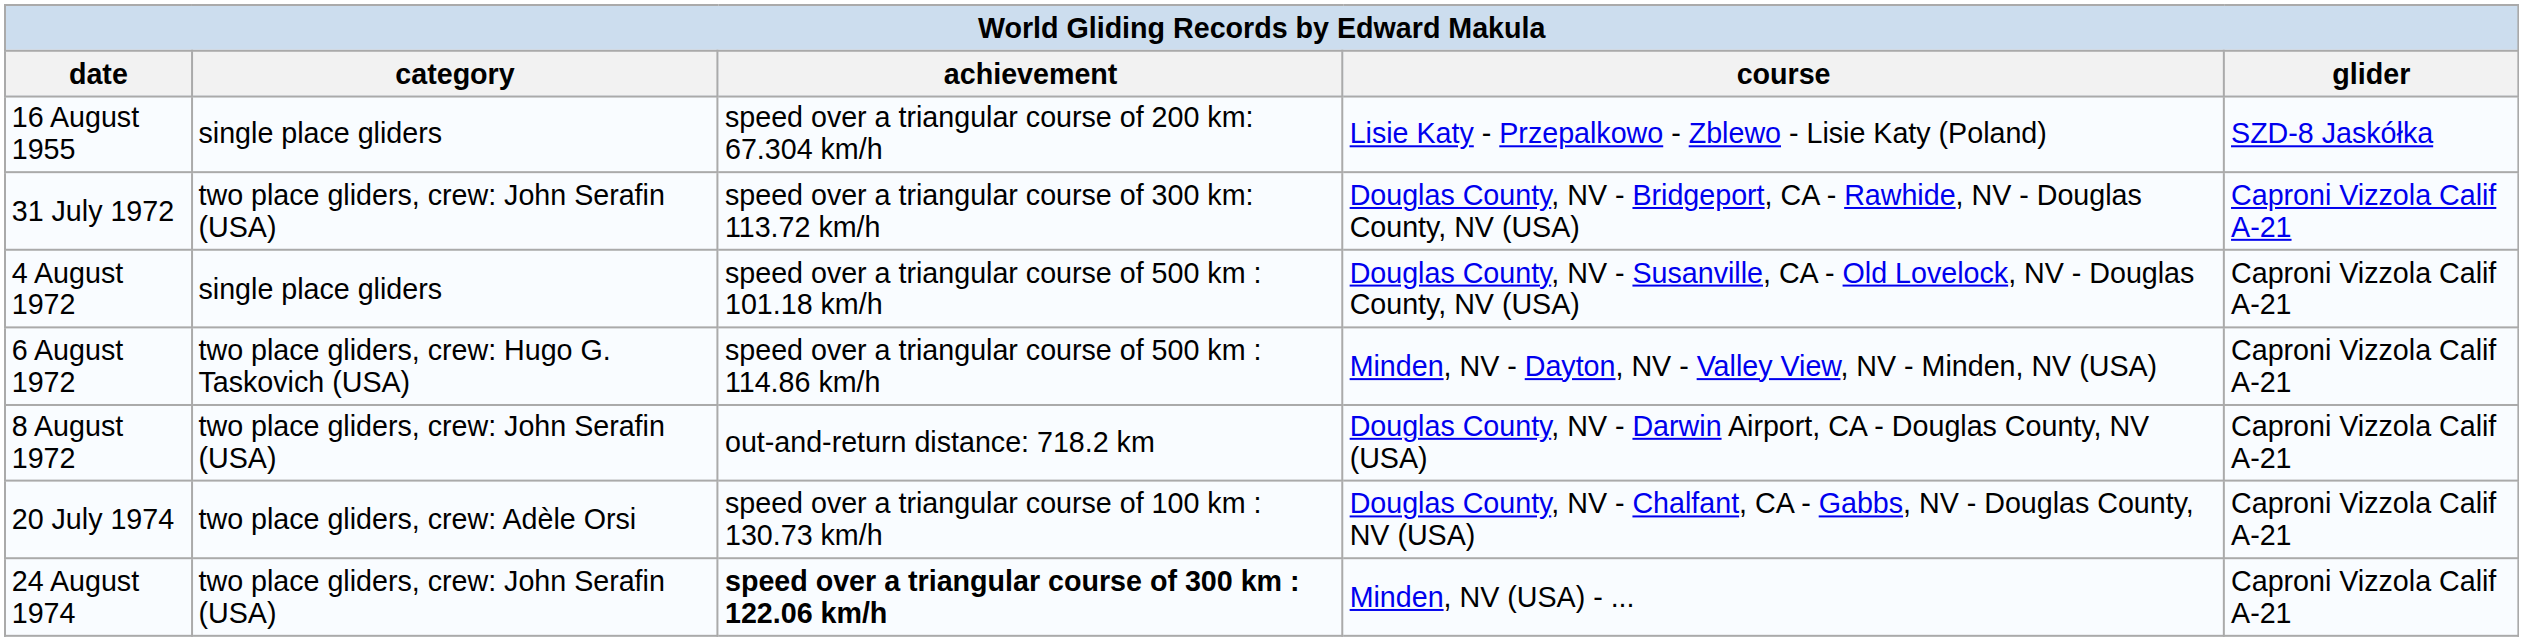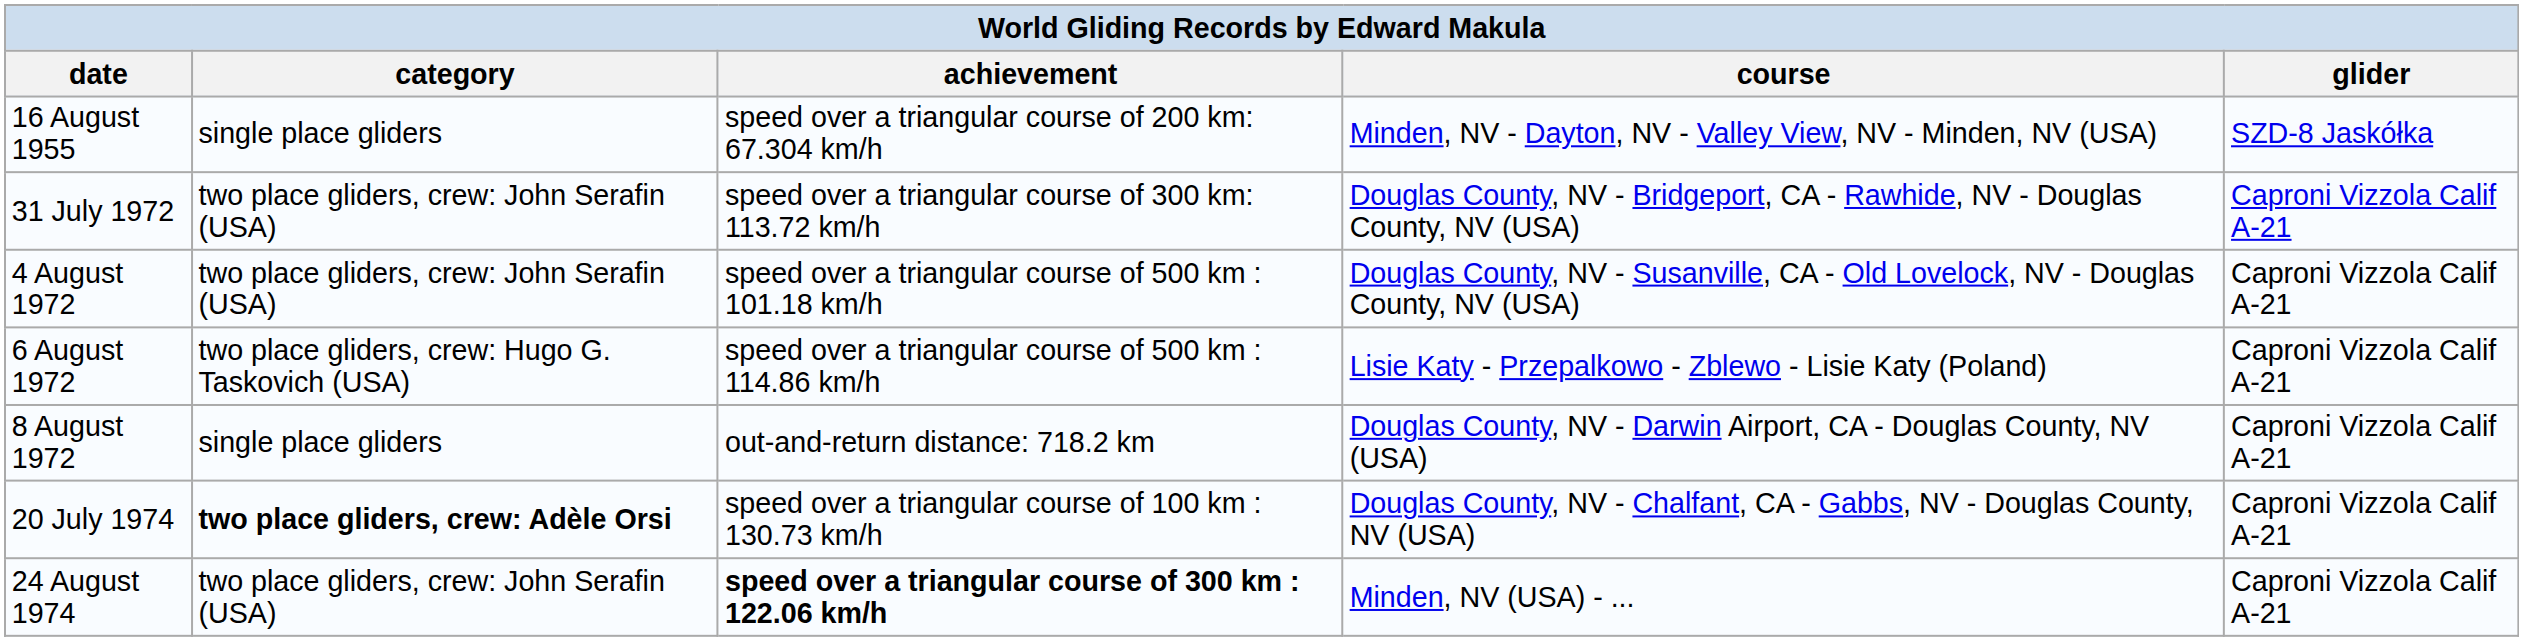(1698, 134) Lisie Katy - Przepalkowo - Zblewo - Lisie Katy (Poland) -> (1753, 134) Minden, NV - Dayton, NV - Valley View, NV - Minden, NV (USA)
(320, 289) single place gliders -> (432, 289) two place gliders, crew: John Serafin (USA)
(1753, 366) Minden, NV - Dayton, NV - Valley View, NV - Minden, NV (USA) -> (1698, 366) Lisie Katy - Przepalkowo - Zblewo - Lisie Katy (Poland)
(432, 443) two place gliders, crew: John Serafin (USA) -> (320, 443) single place gliders
(417, 520) normal -> (435, 520) bold
